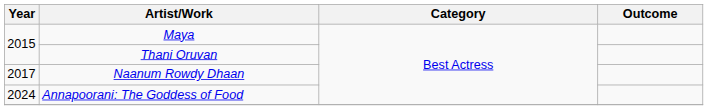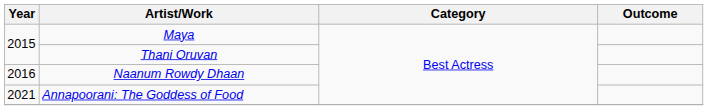(21, 74) 2017 -> (21, 74) 2016
(21, 94) 2024 -> (21, 94) 2021
